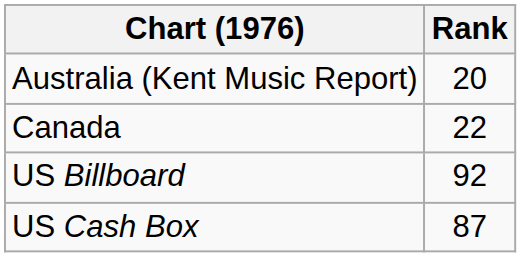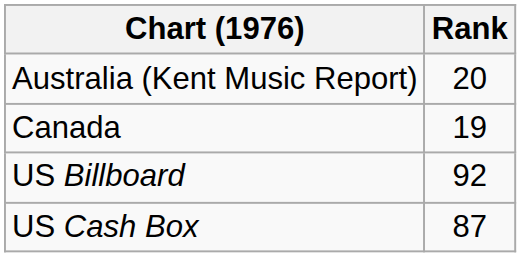(470, 127) 22 -> (470, 127) 19
